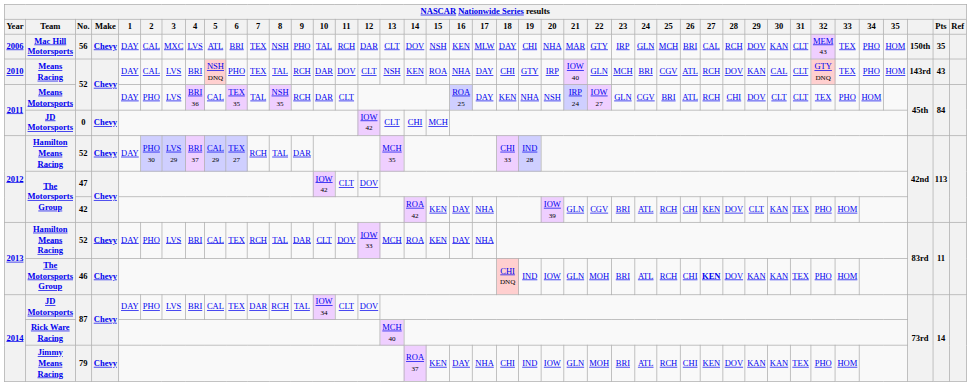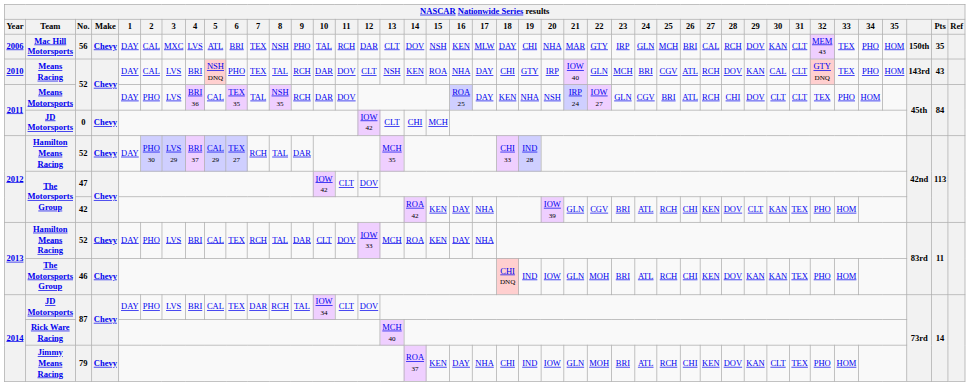(346, 97) CLT -> (346, 97) DOV
(711, 276) bold -> (711, 276) normal
(779, 363) KAN -> (778, 363) CLT
